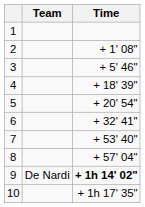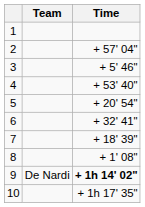(119, 49) + 1' 08" -> (115, 49) + 57' 04"
(115, 85) + 18' 39" -> (115, 85) + 53' 40"
(115, 139) + 53' 40" -> (115, 139) + 18' 39"
(115, 157) + 57' 04" -> (119, 157) + 1' 08"
